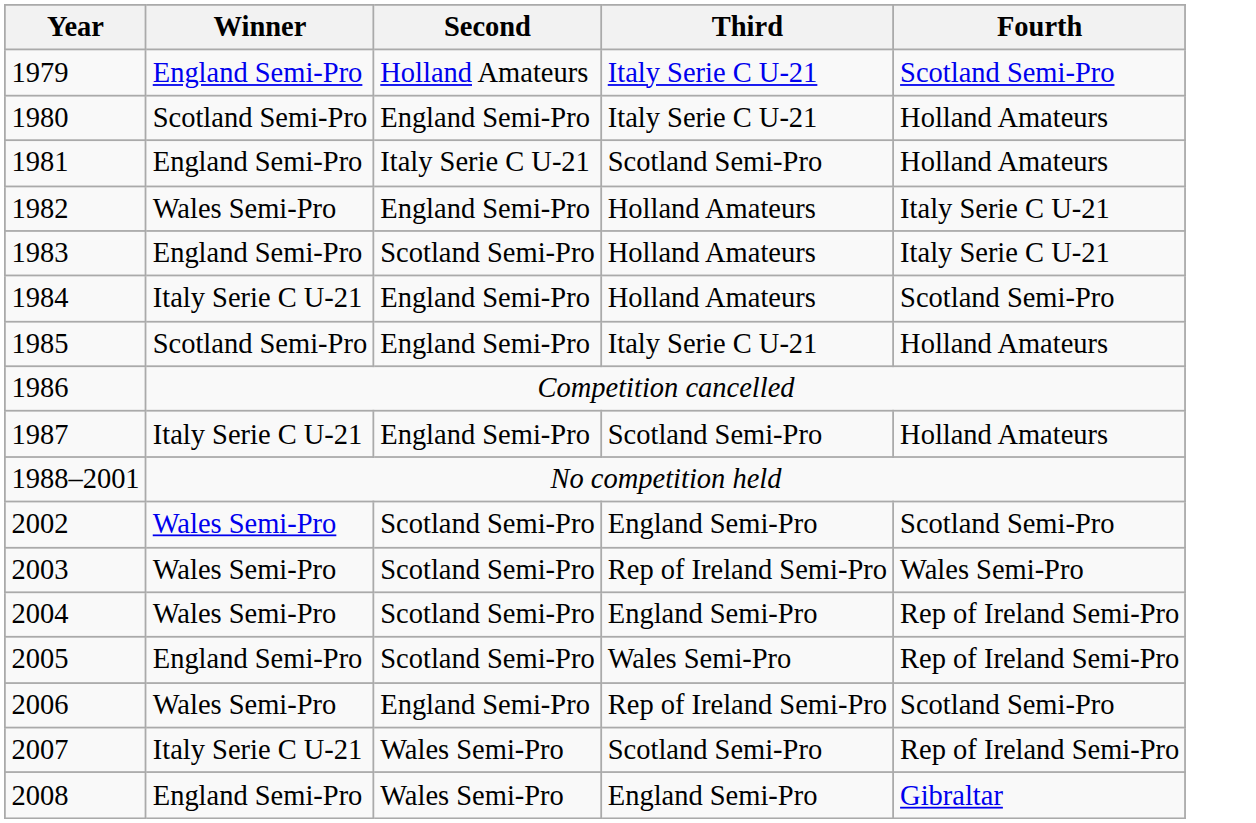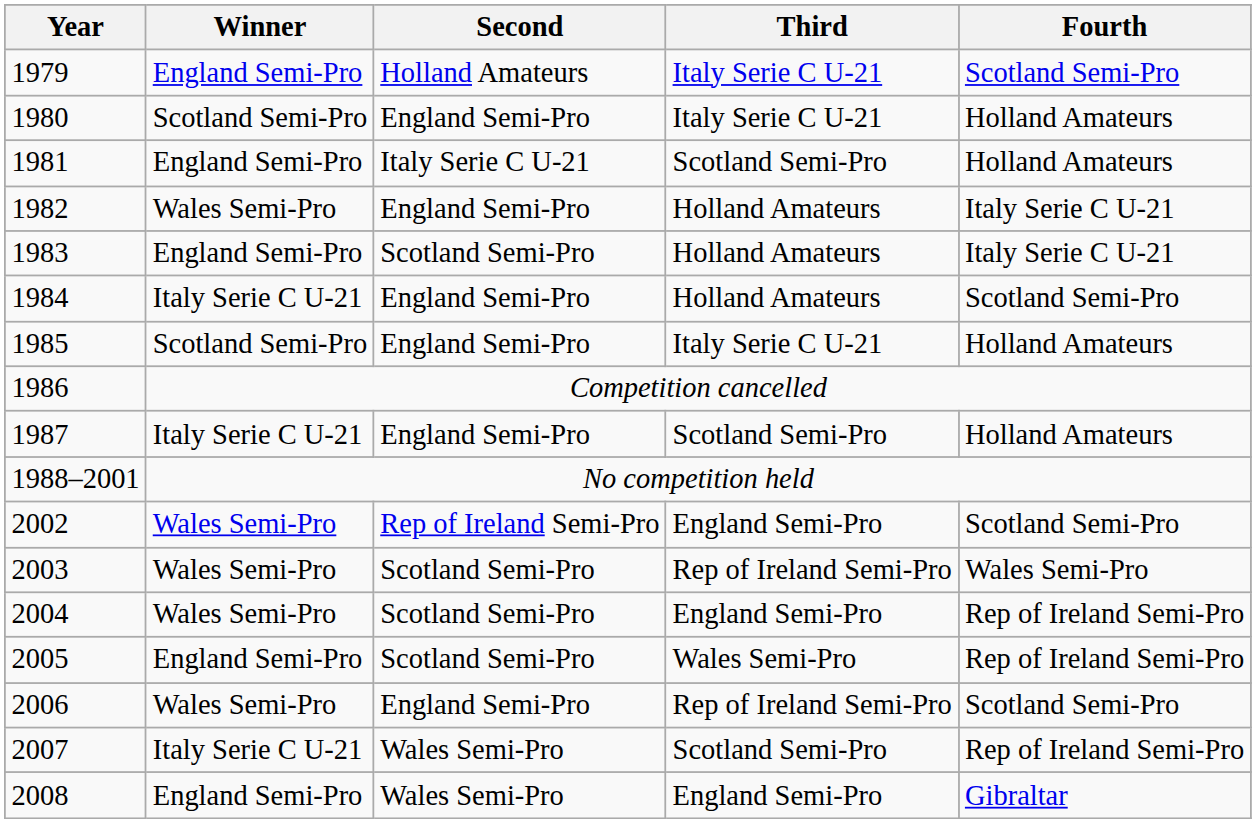(487, 523) Scotland Semi-Pro -> (520, 523) Rep of Ireland Semi-Pro
